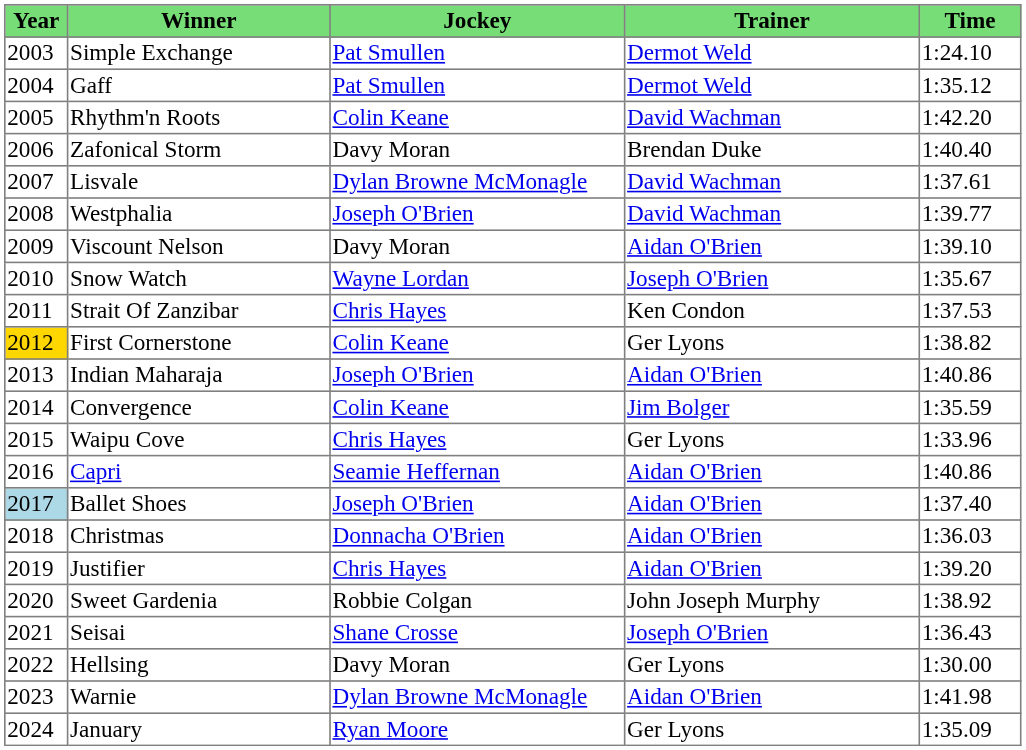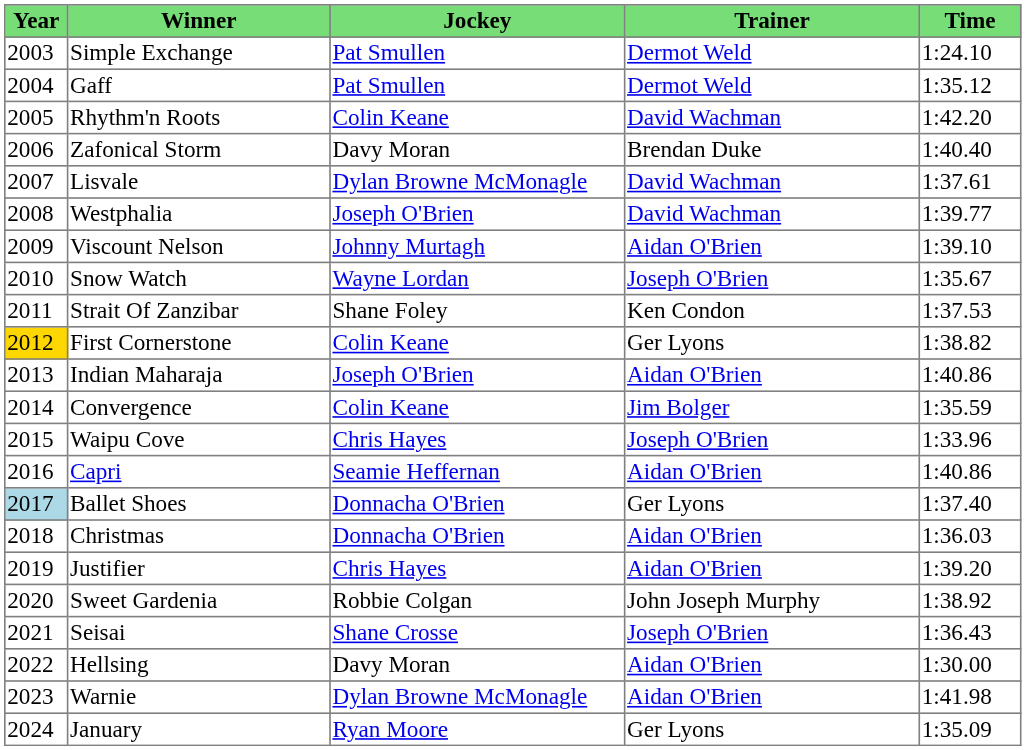(391, 246) Davy Moran -> (409, 246) Johnny Murtagh
(389, 310) Chris Hayes -> (390, 310) Shane Foley
(676, 439) Ger Lyons -> (698, 439) Joseph O'Brien
(403, 503) Joseph O'Brien -> (418, 503) Donnacha O'Brien
(694, 503) Aidan O'Brien -> (676, 503) Ger Lyons
(676, 664) Ger Lyons -> (694, 664) Aidan O'Brien
